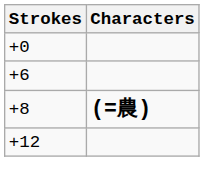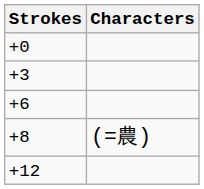+ row: (19, 76)
(121, 110) bold -> (121, 138) normal
